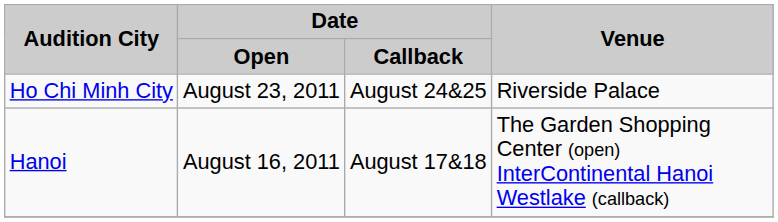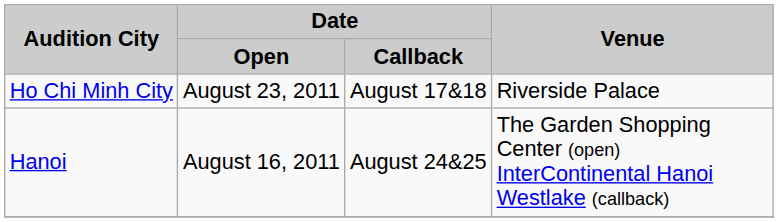(418, 90) August 24&25 -> (418, 90) August 17&18
(418, 162) August 17&18 -> (418, 162) August 24&25
